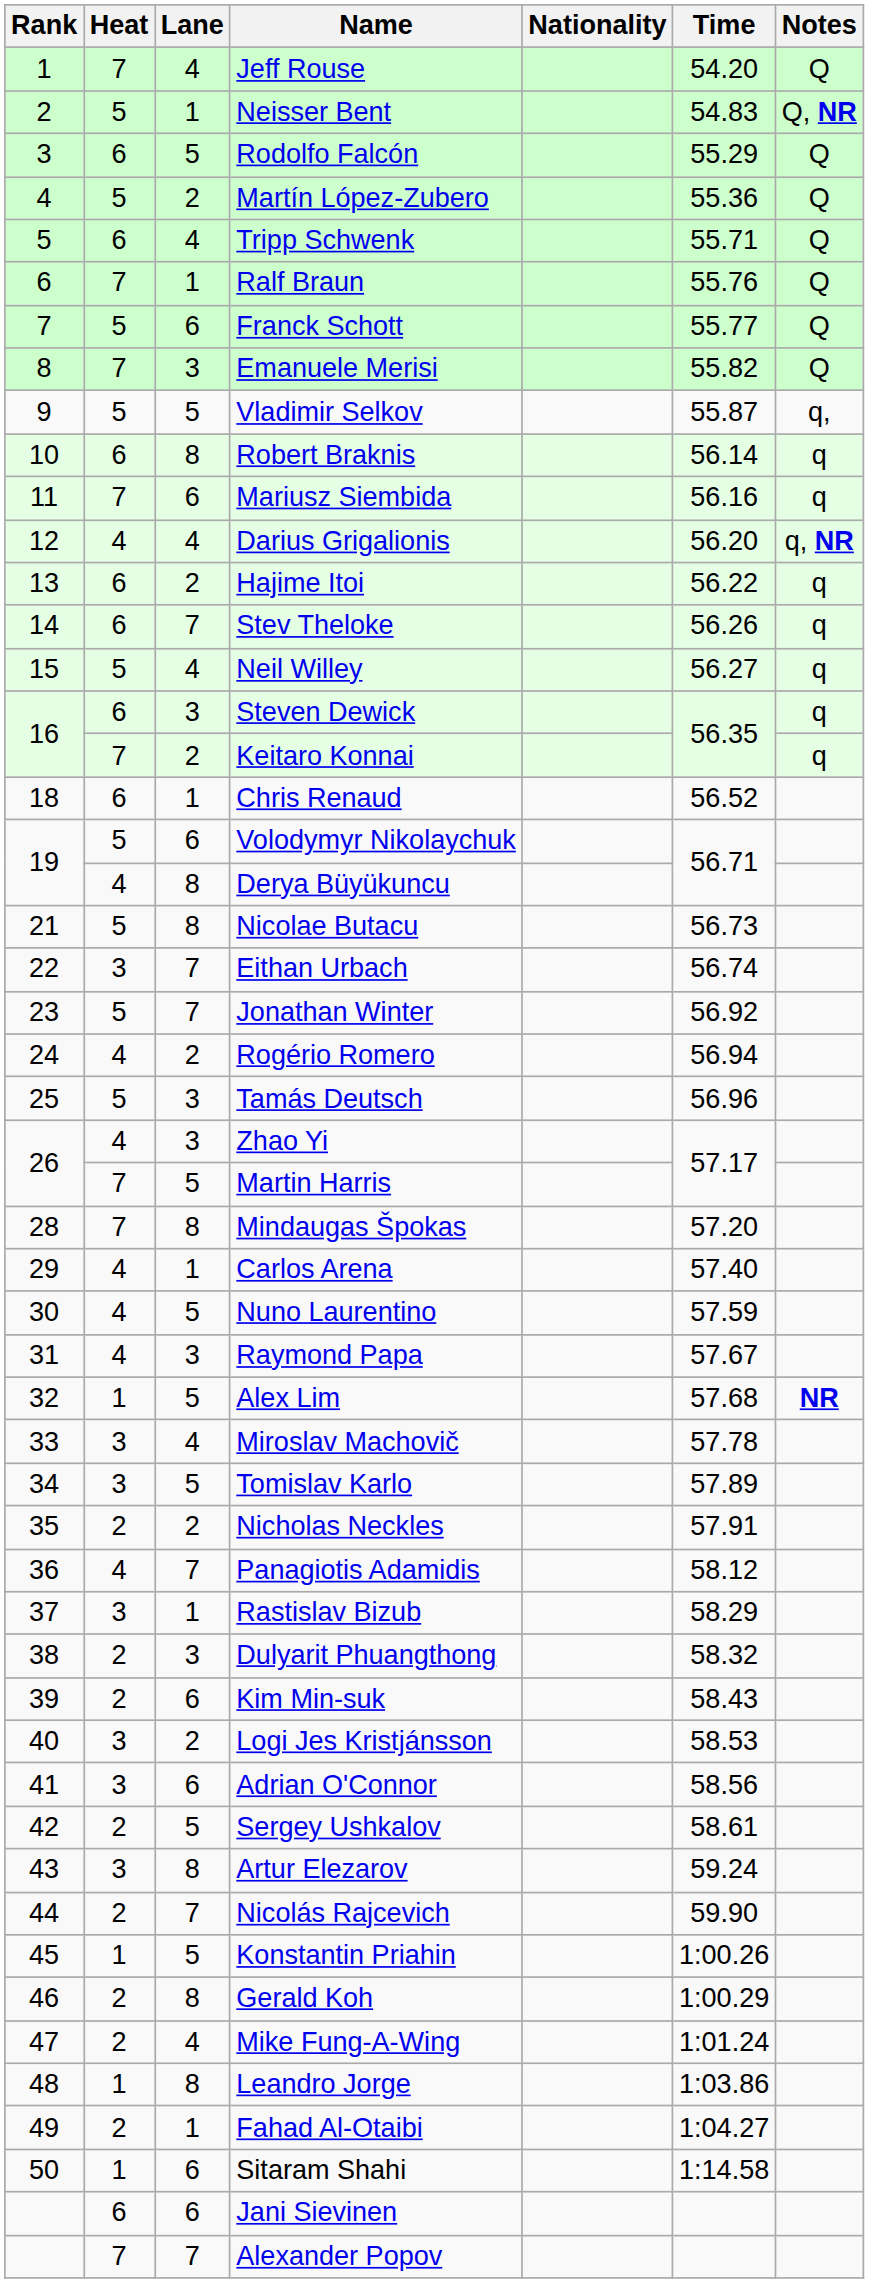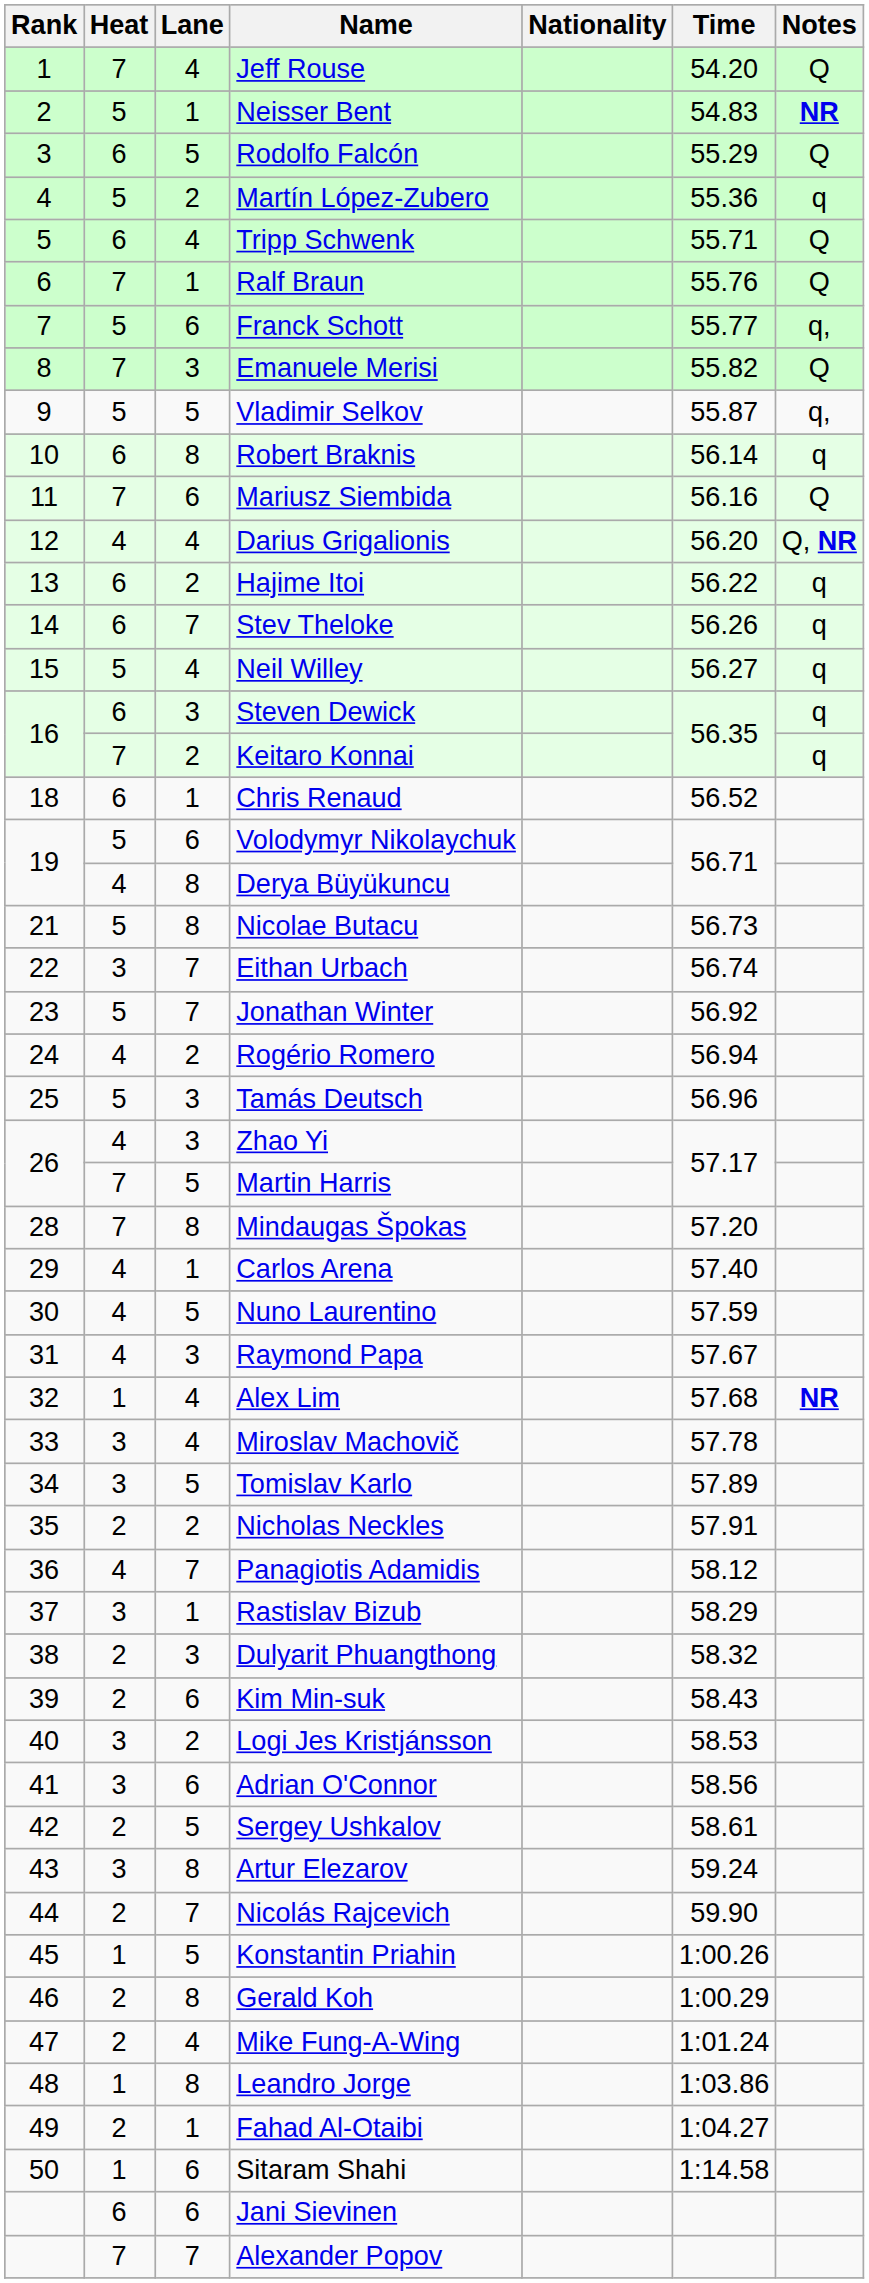(819, 111) Q, NR -> (819, 111) NR
(819, 197) Q -> (819, 197) q
(819, 326) Q -> (819, 326) q,
(819, 497) q -> (819, 497) Q
(819, 540) q, NR -> (819, 540) Q, NR
(192, 1398) 5 -> (192, 1398) 4
